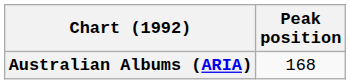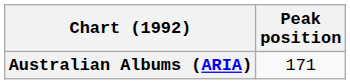(301, 65) 168 -> (301, 65) 171
